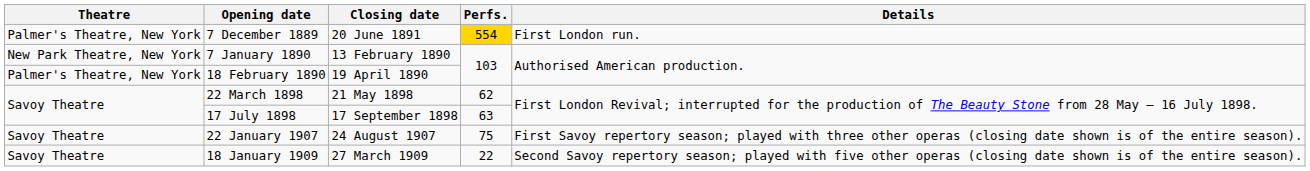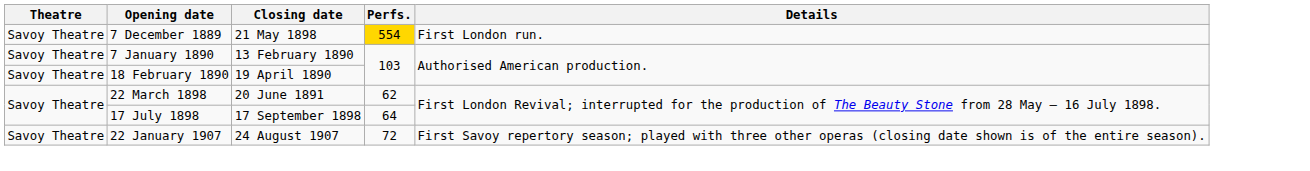(104, 35) Palmer's Theatre, New York -> (56, 35) Savoy Theatre
(376, 35) 20 June 1891 -> (276, 35) 21 May 1898
(104, 55) New Park Theatre, New York -> (56, 55) Savoy Theatre
(104, 75) Palmer's Theatre, New York -> (56, 75) Savoy Theatre
(372, 95) 21 May 1898 -> (279, 95) 20 June 1891
(486, 115) 63 -> (389, 115) 64
(486, 135) 75 -> (389, 135) 72
- row: (262, 155)
